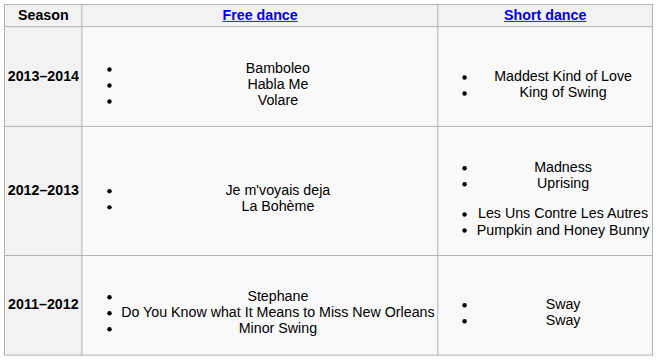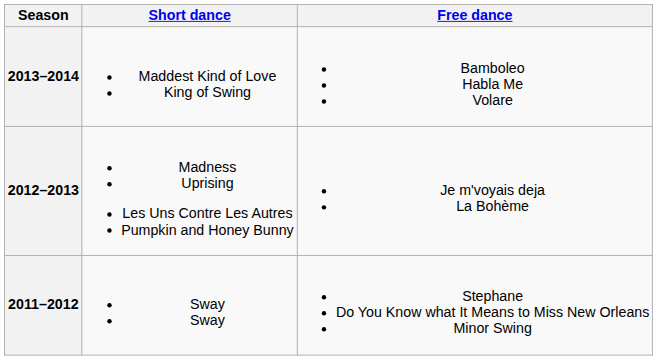columns swapped: (545, 15) <-> (260, 15)
